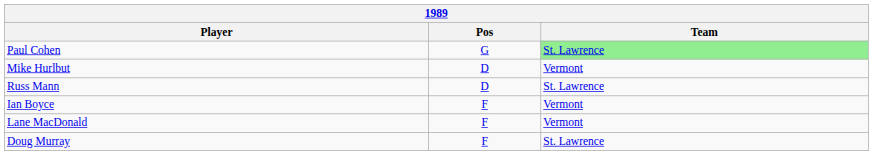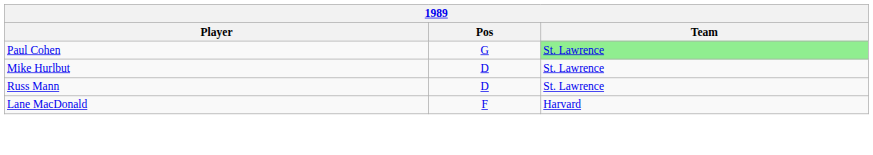(563, 68) Vermont -> (574, 68) St. Lawrence
- row: (31, 104)
(563, 123) Vermont -> (562, 104) Harvard
- row: (39, 141)
